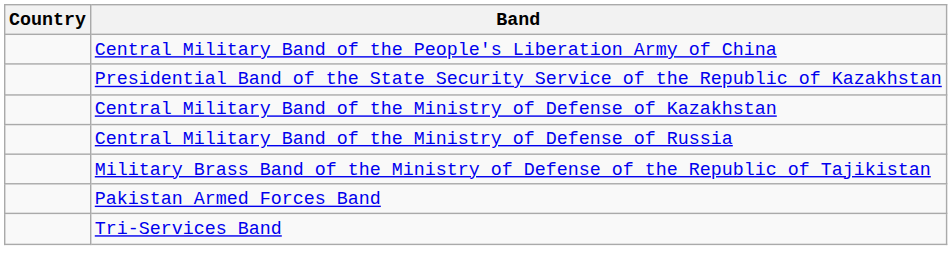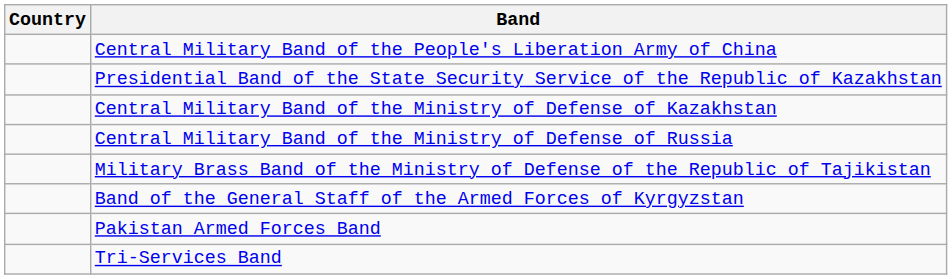+ row: (419, 199)
